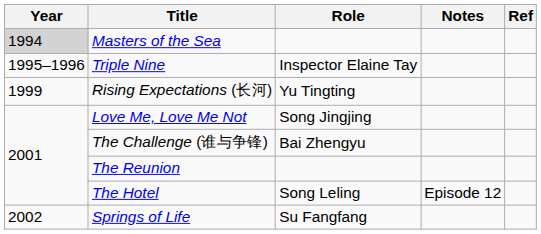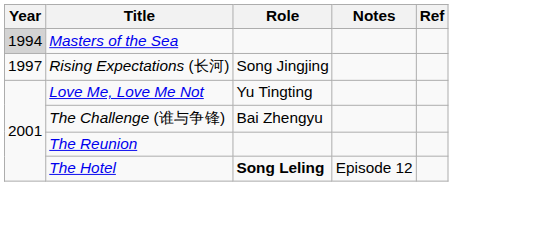- row: (129, 65)
(25, 91) 1999 -> (25, 66) 1997
(317, 91) Yu Tingting -> (283, 66) Song Jingjing
(325, 116) Song Jingjing -> (274, 92) Yu Tingting
(320, 192) normal -> (280, 168) bold
- row: (141, 217)
